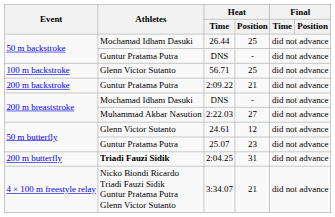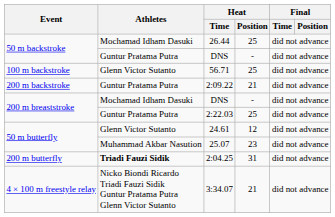(151, 115) Muhammad Akbar Nasution -> (139, 115) Guntur Pratama Putra
(252, 115) 27 -> (252, 115) 25
(139, 144) Guntur Pratama Putra -> (151, 144) Muhammad Akbar Nasution
